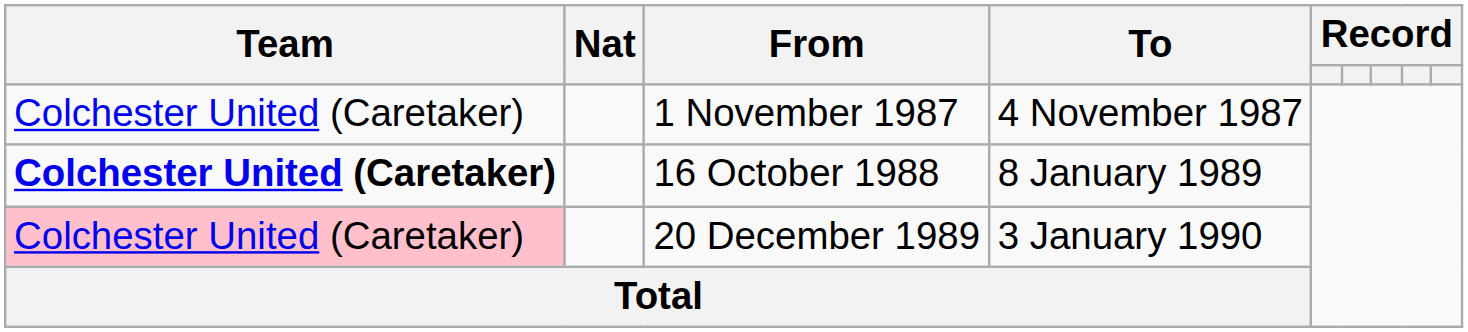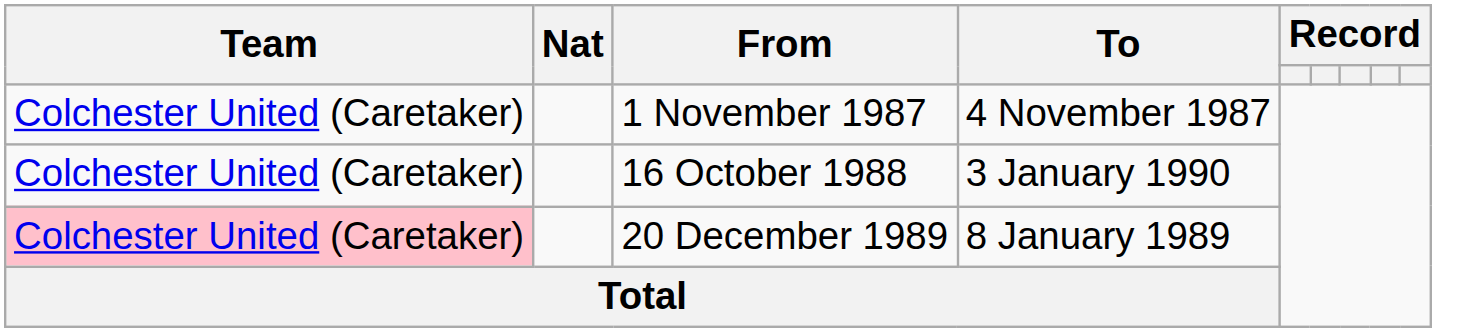(285, 174) bold -> (269, 174) normal
(1130, 174) 8 January 1989 -> (1098, 174) 3 January 1990
(1130, 235) 3 January 1990 -> (1098, 235) 8 January 1989
